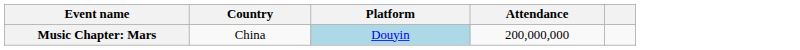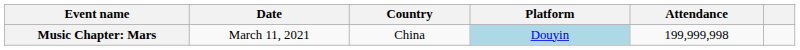+ column: (269, 14)
(537, 34) 200,000,000 -> (697, 34) 199,999,998
